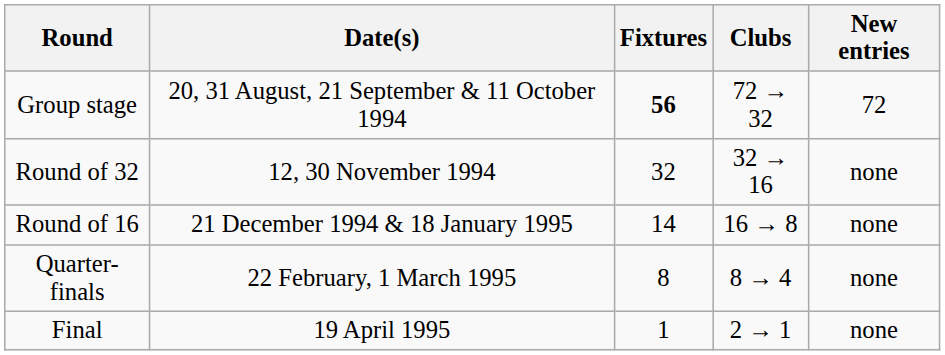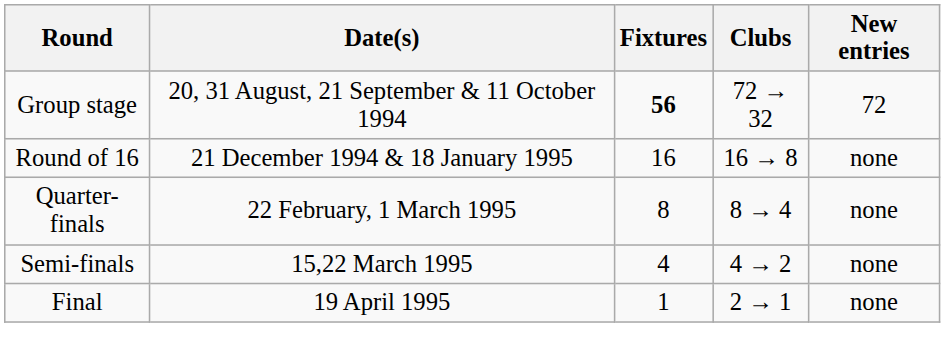- row: (77, 171)
(663, 224) 14 -> (663, 157) 16
+ row: (77, 263)
